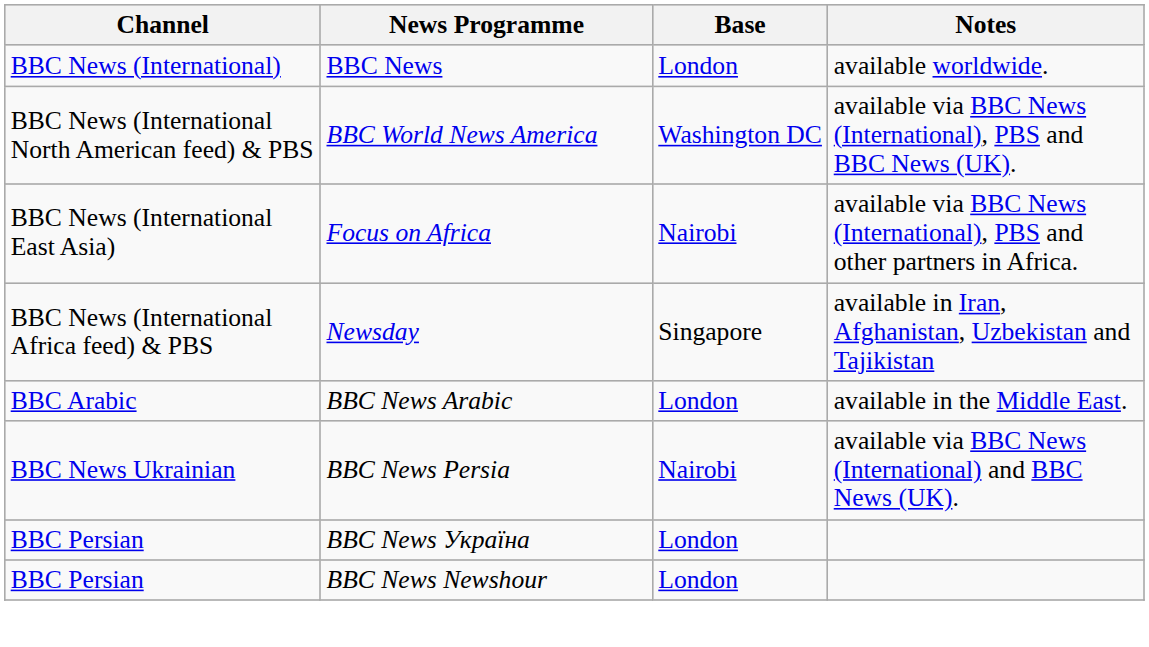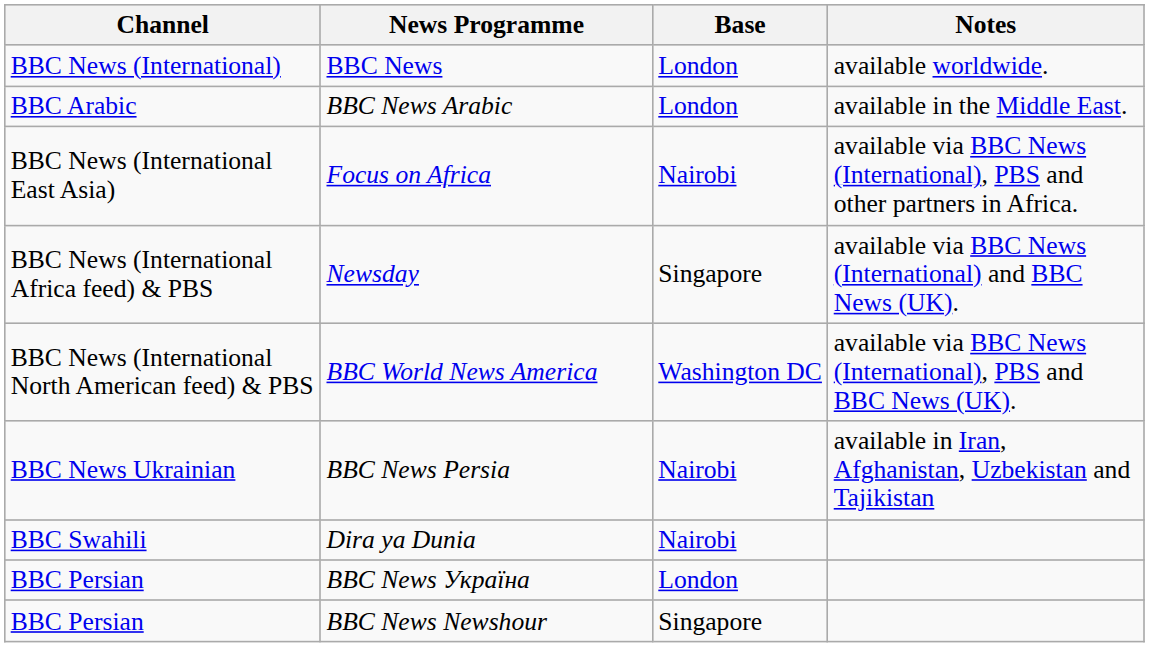rows swapped: (462, 134) <-> (419, 400)
(982, 331) available in Iran, Afghanistan, Uzbekistan and Tajikistan -> (960, 273) available via BBC News (International) and BBC News (UK).
(960, 470) available via BBC News (International) and BBC News (UK). -> (982, 470) available in Iran, Afghanistan, Uzbekistan and Tajikistan
+ row: (401, 539)
(698, 580) London -> (710, 620) Singapore
